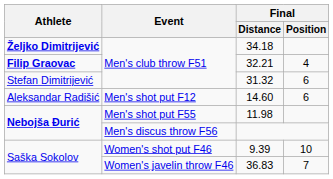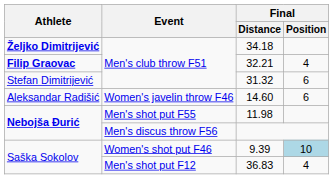(150, 98) Men's shot put F12 -> (169, 98) Women's javelin throw F46
(306, 149) no background -> (306, 149) lightblue background
(169, 166) Women's javelin throw F46 -> (150, 166) Men's shot put F12
(306, 166) 7 -> (306, 166) 4
